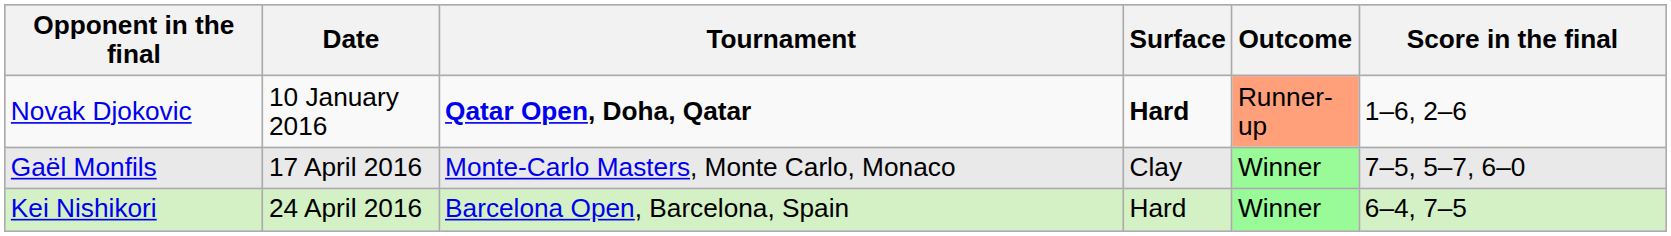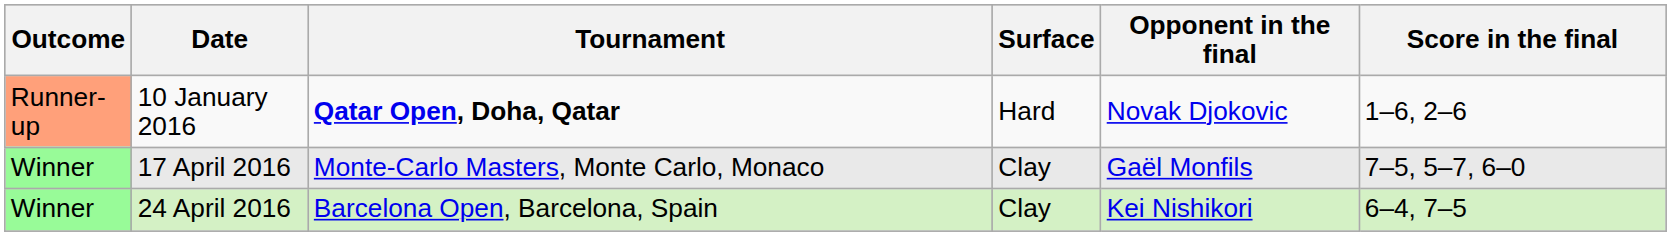columns swapped: (1295, 40) <-> (134, 40)
(1159, 111) bold -> (1027, 111) normal
(1158, 209) Hard -> (1025, 209) Clay
